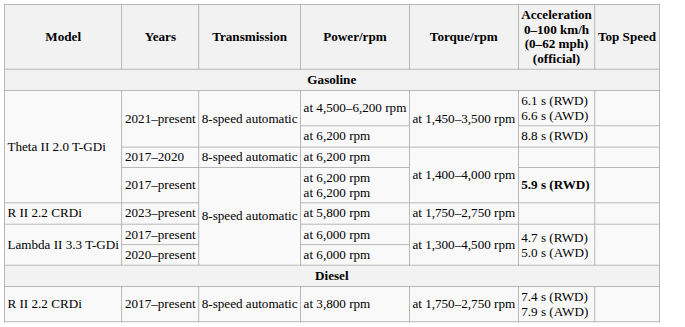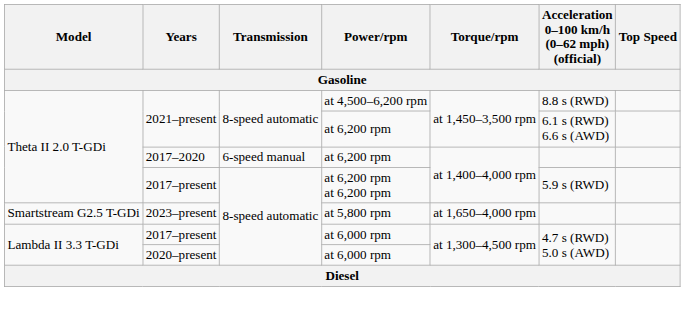(555, 108) 6.1 s (RWD) 6.6 s (AWD) -> (575, 100) 8.8 s (RWD)
(555, 136) 8.8 s (RWD) -> (576, 128) 6.1 s (RWD) 6.6 s (AWD)
(250, 157) 8-speed automatic -> (264, 157) 6-speed manual
(555, 185) bold -> (575, 185) normal
(45, 213) R II 2.2 CRDi -> (74, 213) Smartstream G2.5 T-GDi
(464, 213) at 1,750–2,750 rpm -> (485, 213) at 1,650–4,000 rpm
- row: (160, 304)
